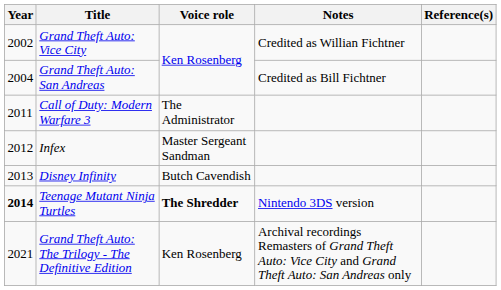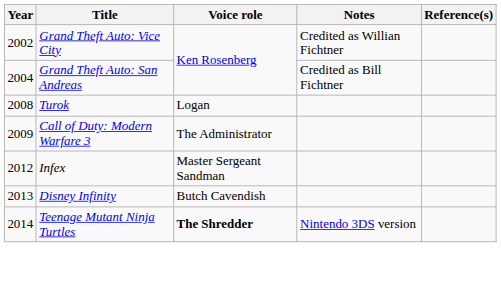+ row: (54, 105)
(20, 112) 2011 -> (20, 133) 2009
(20, 203) bold -> (20, 224) normal
- row: (87, 253)
